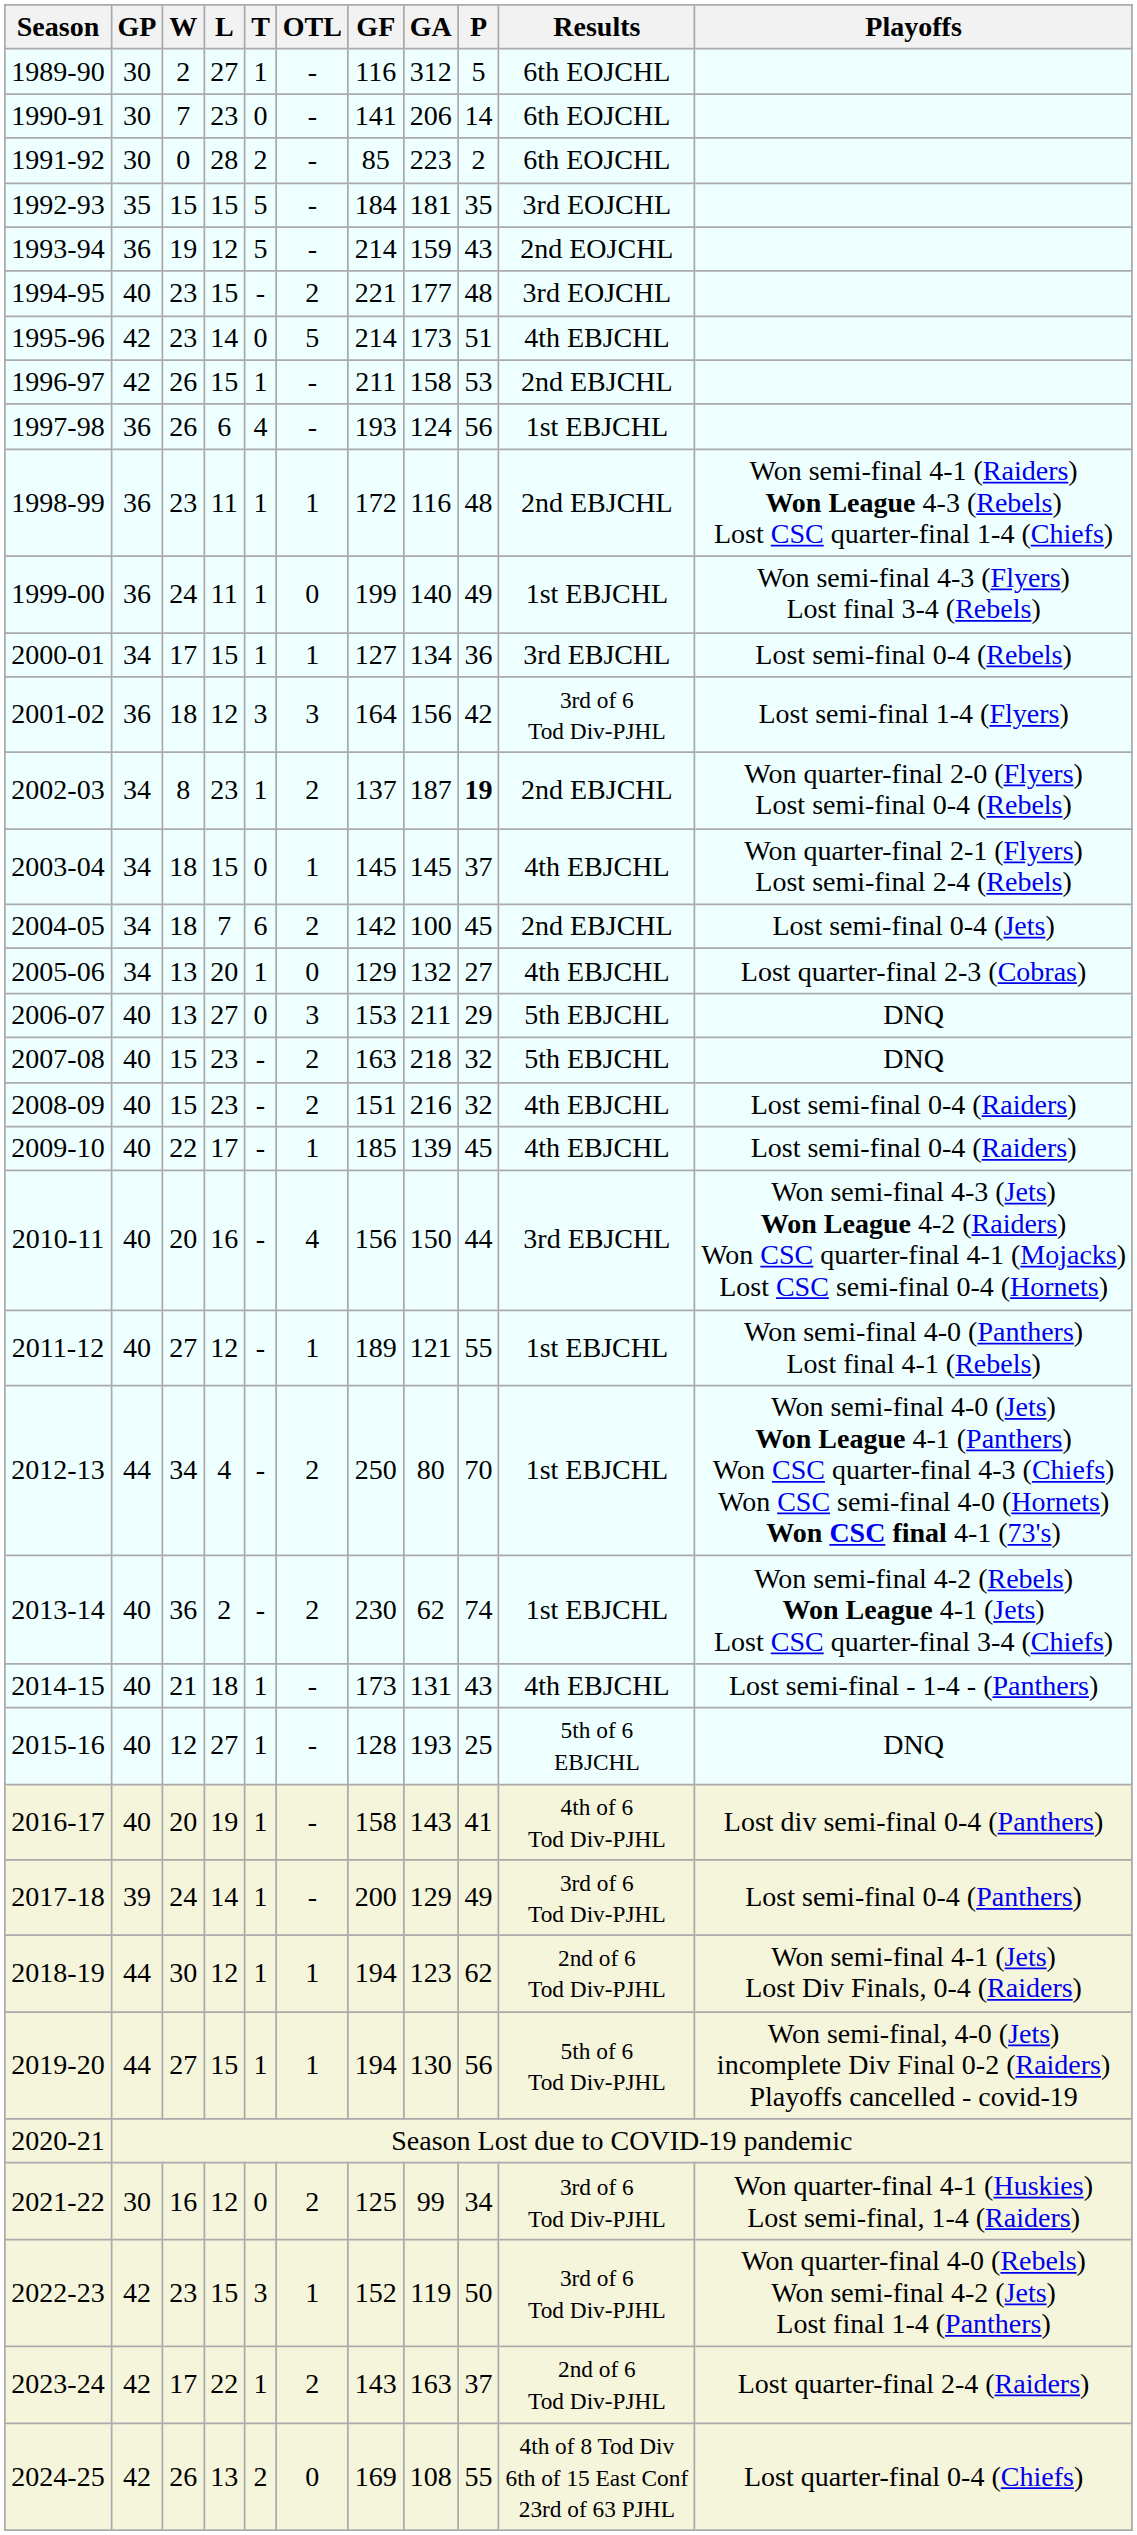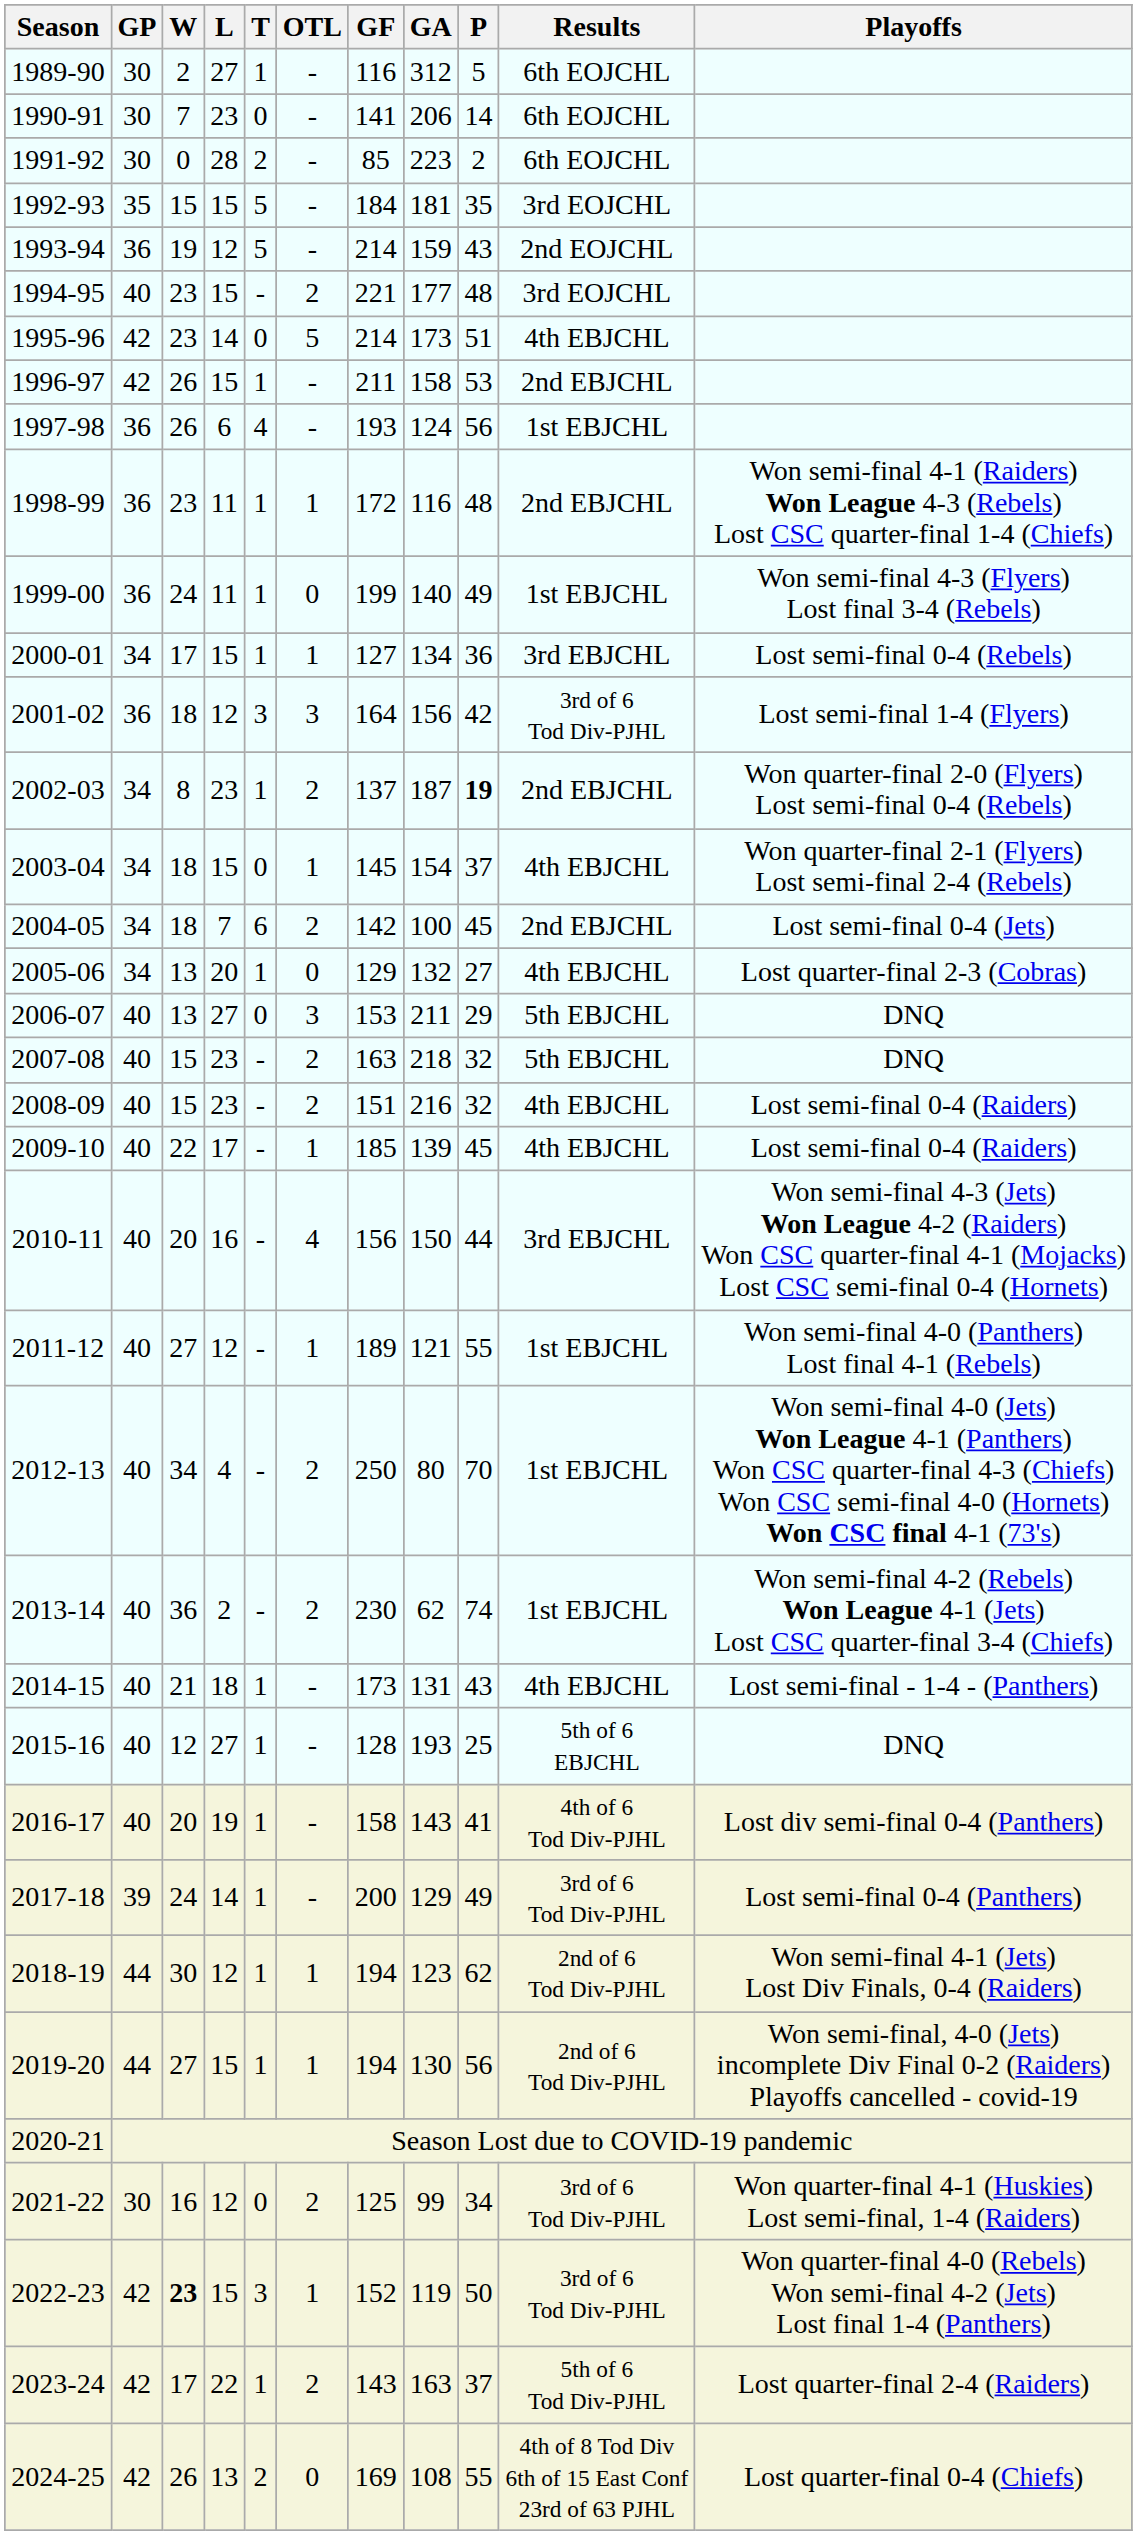(431, 866) 145 -> (431, 866) 154
(137, 1470) 44 -> (137, 1470) 40
(597, 2066) 5th of 6 Tod Div-PJHL -> (597, 2066) 2nd of 6 Tod Div-PJHL
(183, 2292) normal -> (183, 2292) bold
(597, 2385) 2nd of 6 Tod Div-PJHL -> (597, 2385) 5th of 6 Tod Div-PJHL
